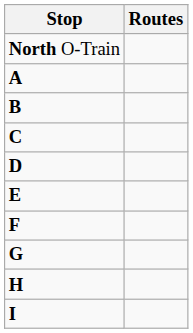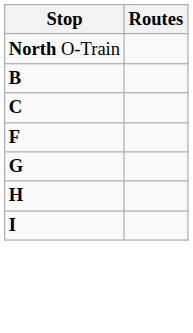- row: (16, 78)
- row: (16, 166)
- row: (15, 195)
